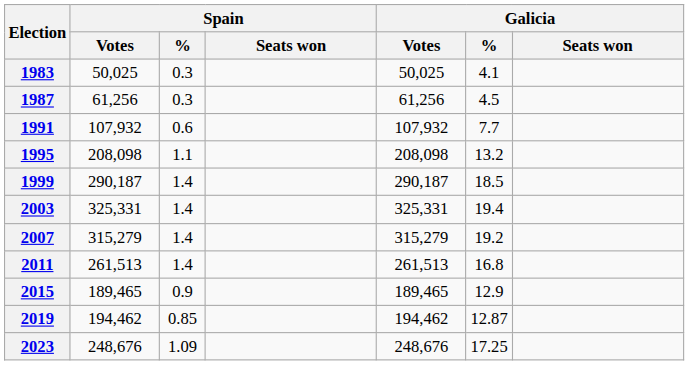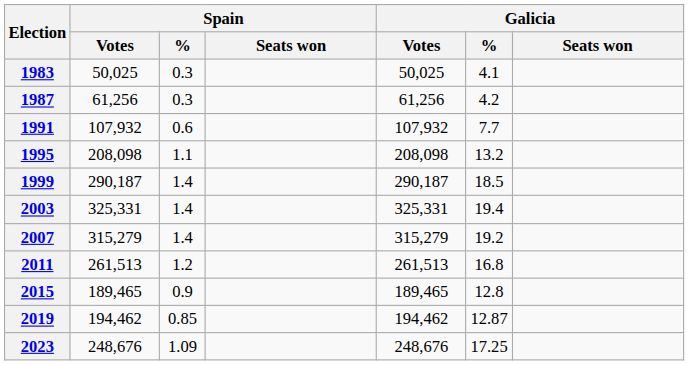(489, 100) 4.5 -> (489, 100) 4.2
(183, 264) 1.4 -> (183, 264) 1.2
(489, 291) 12.9 -> (489, 291) 12.8
